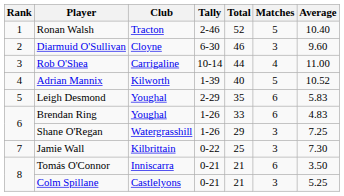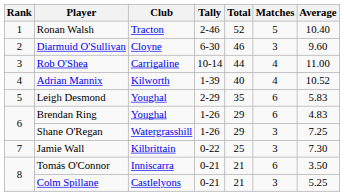(275, 81) 5 -> (275, 81) 4
(239, 115) 33 -> (239, 115) 29
